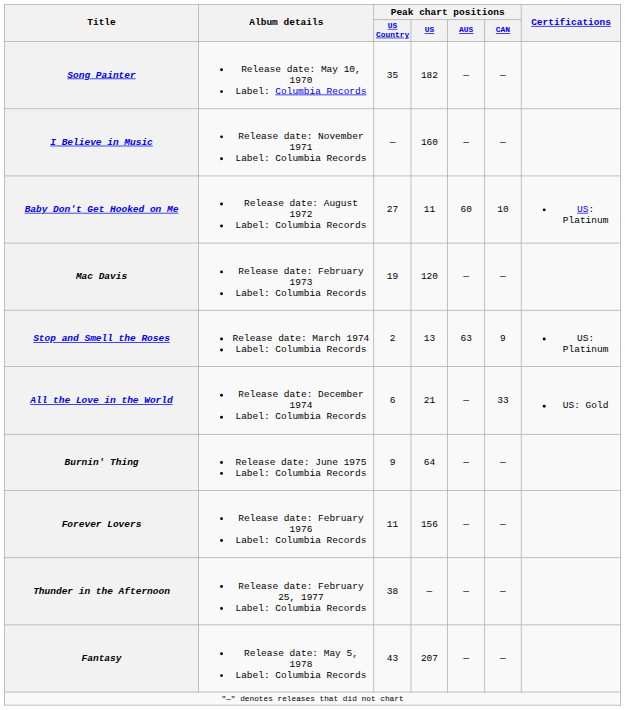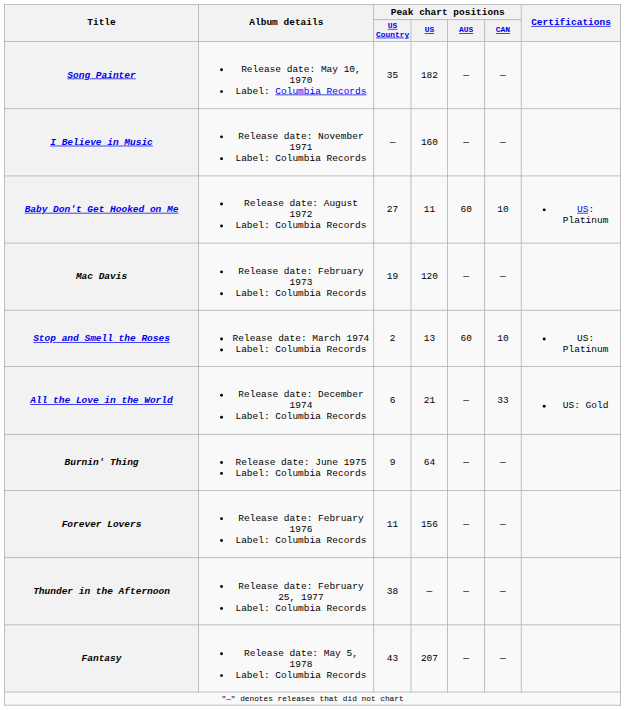(466, 339) 63 -> (466, 339) 60
(503, 339) 9 -> (503, 339) 10
